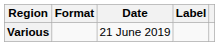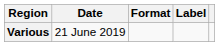columns swapped: (135, 13) <-> (74, 13)
